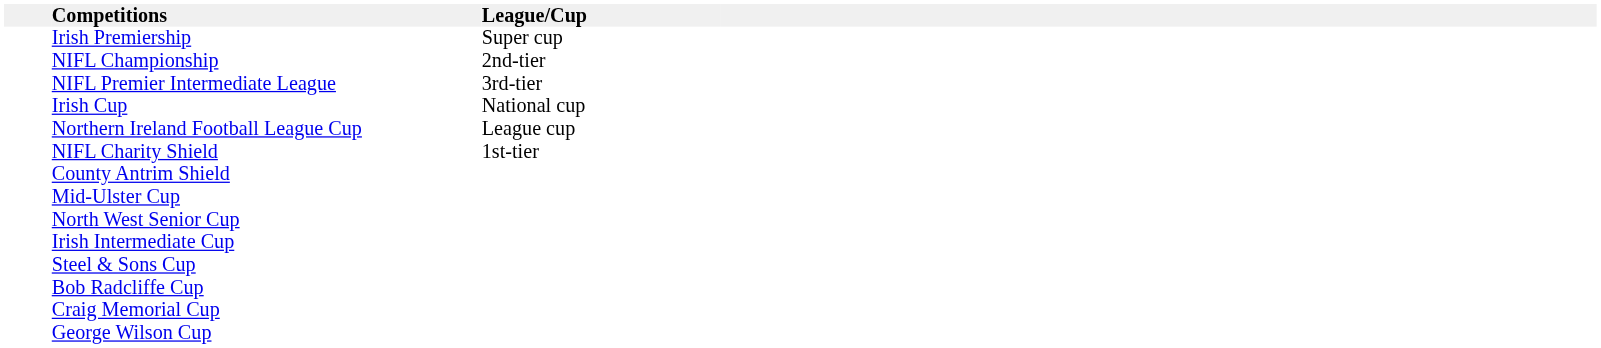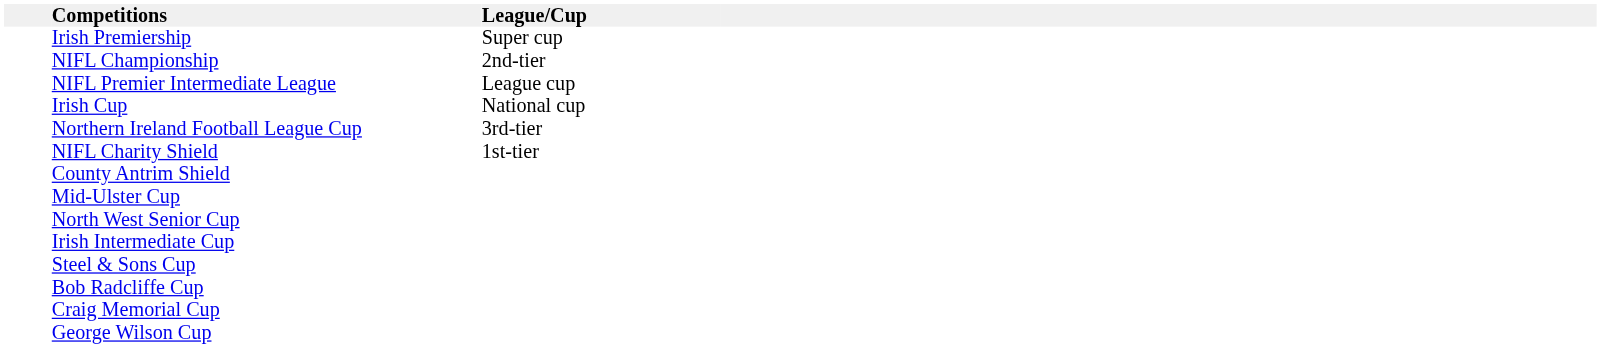(512, 83) 3rd-tier -> (528, 83) League cup
(528, 128) League cup -> (512, 128) 3rd-tier
